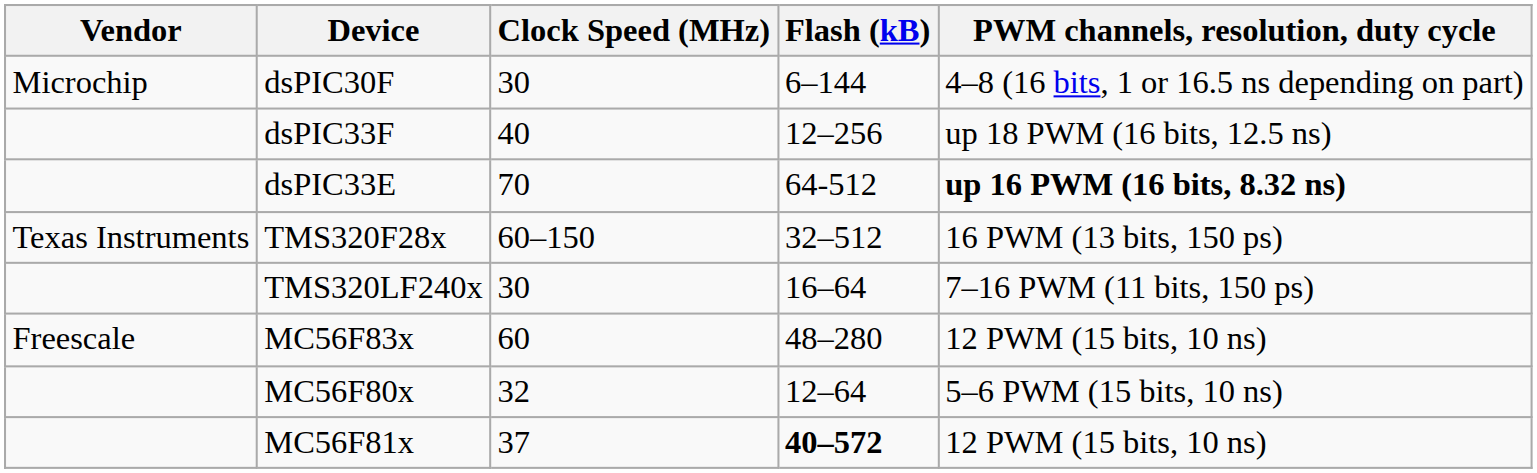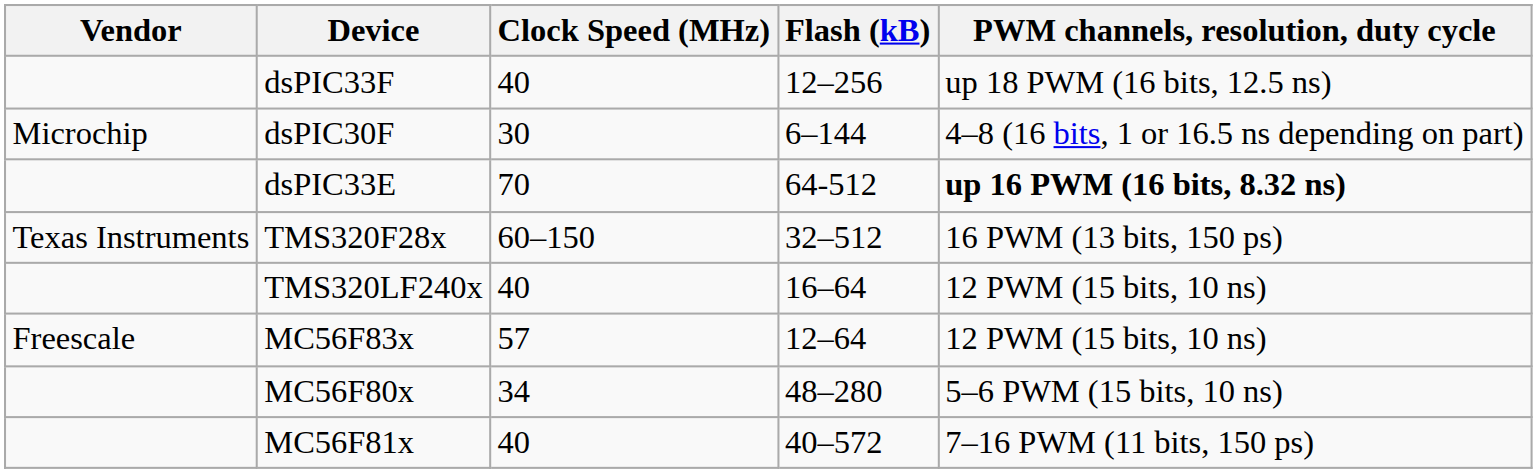rows swapped: (329, 81) <-> (329, 133)
(514, 287) 30 -> (514, 287) 40
(1130, 287) 7–16 PWM (11 bits, 150 ps) -> (1106, 287) 12 PWM (15 bits, 10 ns)
(514, 339) 60 -> (514, 339) 57
(834, 339) 48–280 -> (826, 339) 12–64
(514, 390) 32 -> (514, 390) 34
(826, 390) 12–64 -> (834, 390) 48–280
(514, 442) 37 -> (514, 442) 40
(834, 442) bold -> (834, 442) normal
(1106, 442) 12 PWM (15 bits, 10 ns) -> (1130, 442) 7–16 PWM (11 bits, 150 ps)
